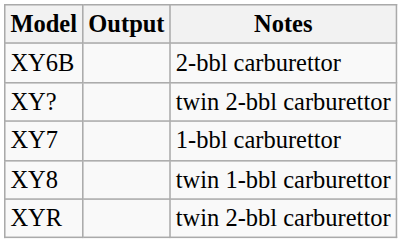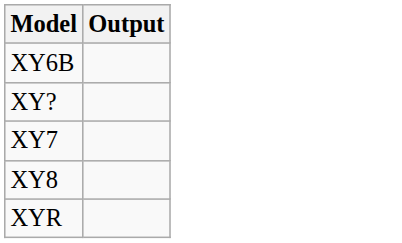- column: (283, 23)
